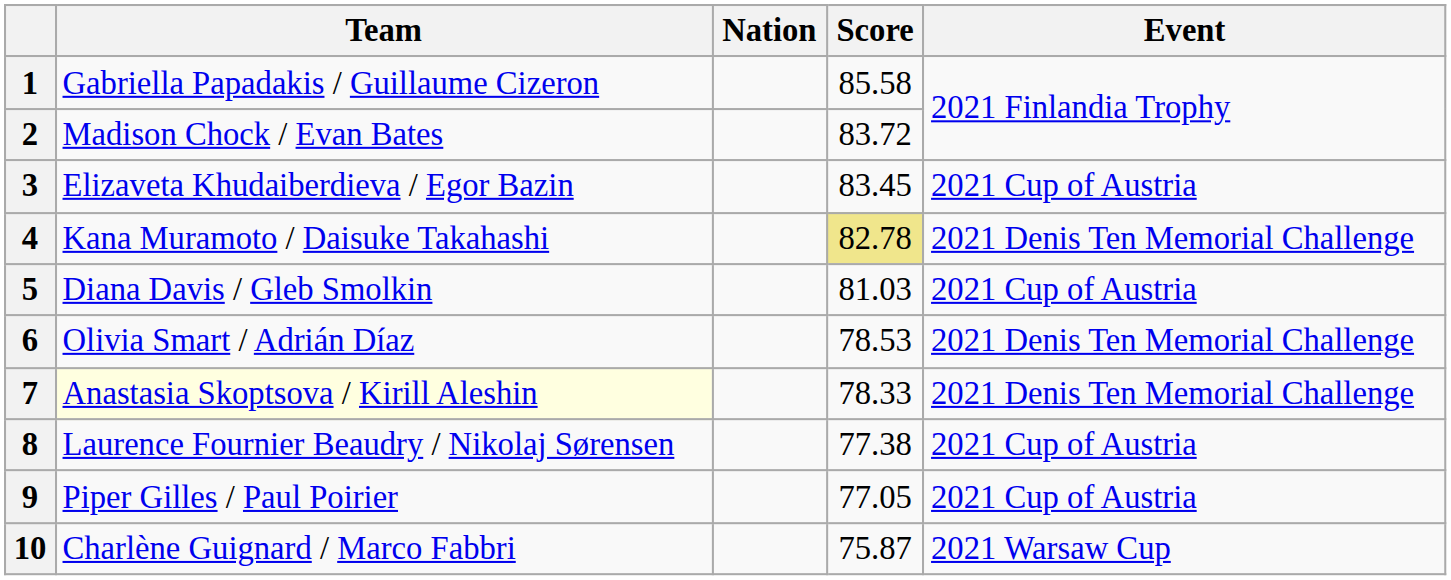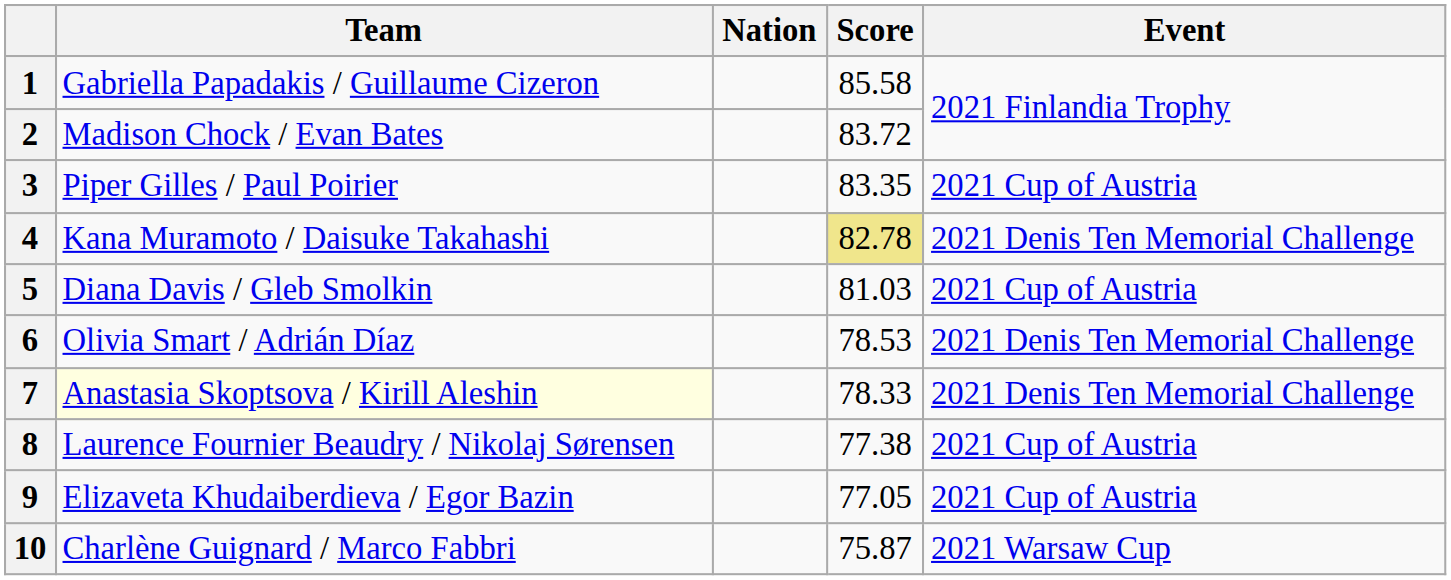(318, 185) Elizaveta Khudaiberdieva / Egor Bazin -> (230, 185) Piper Gilles / Paul Poirier
(875, 185) 83.45 -> (875, 185) 83.35
(230, 496) Piper Gilles / Paul Poirier -> (318, 496) Elizaveta Khudaiberdieva / Egor Bazin
